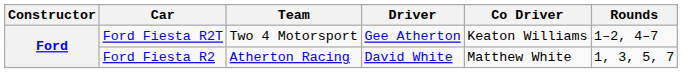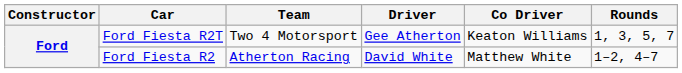(626, 36) 1–2, 4–7 -> (634, 36) 1, 3, 5, 7
(634, 57) 1, 3, 5, 7 -> (626, 57) 1–2, 4–7
